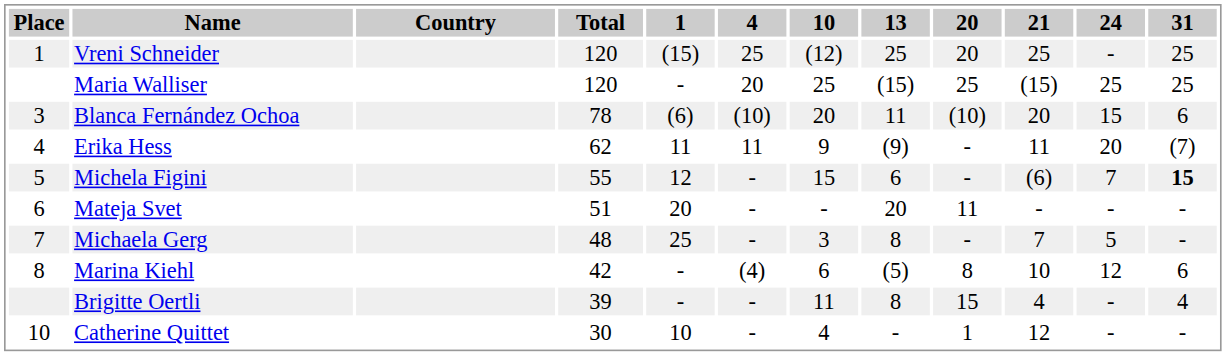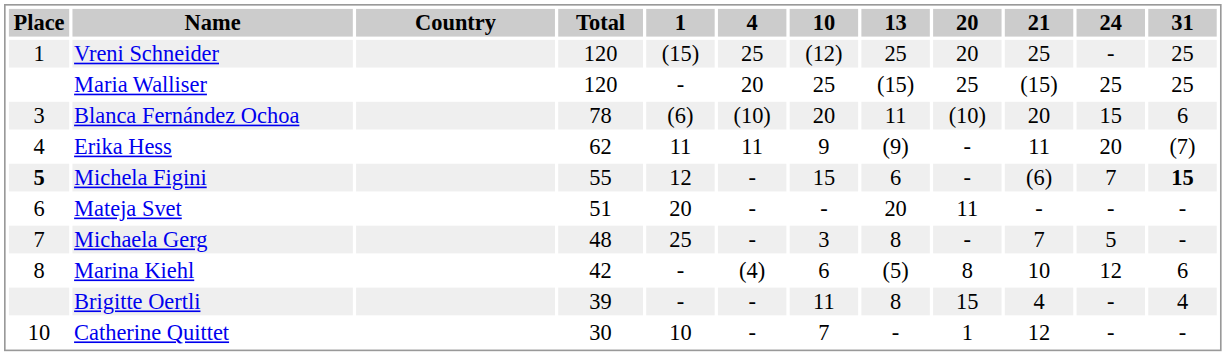(39, 178) normal -> (39, 178) bold
(824, 332) 4 -> (824, 332) 7
